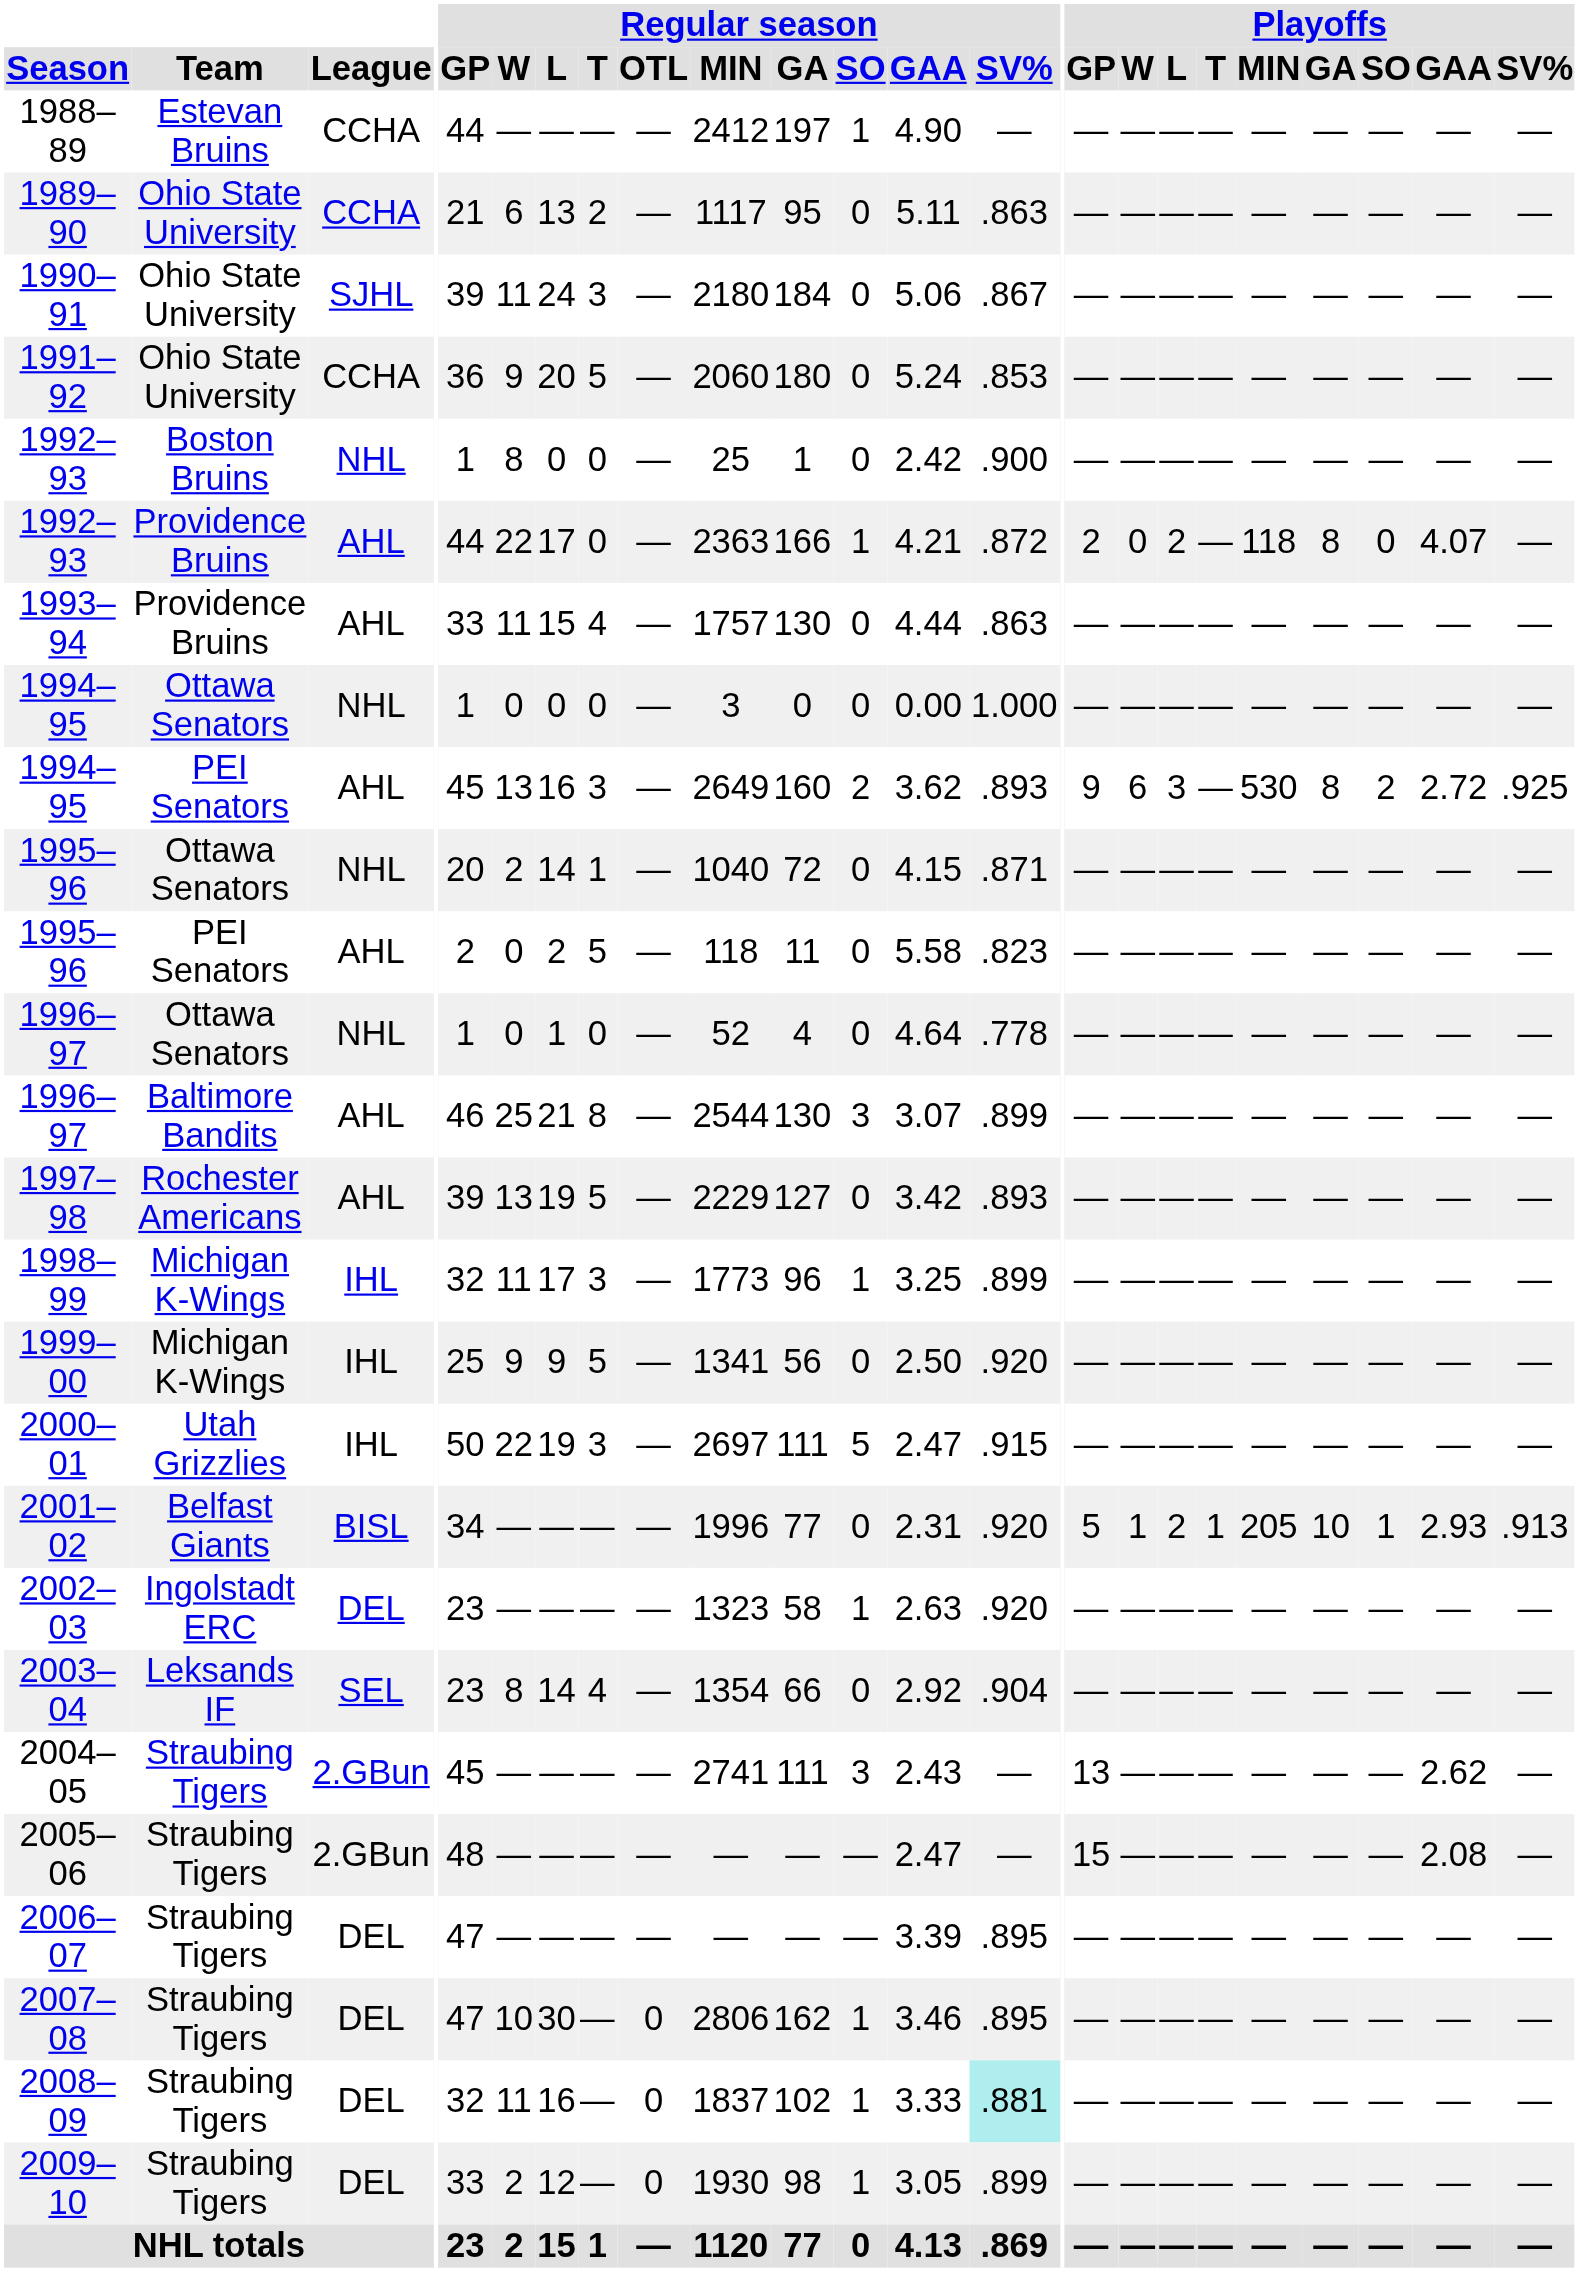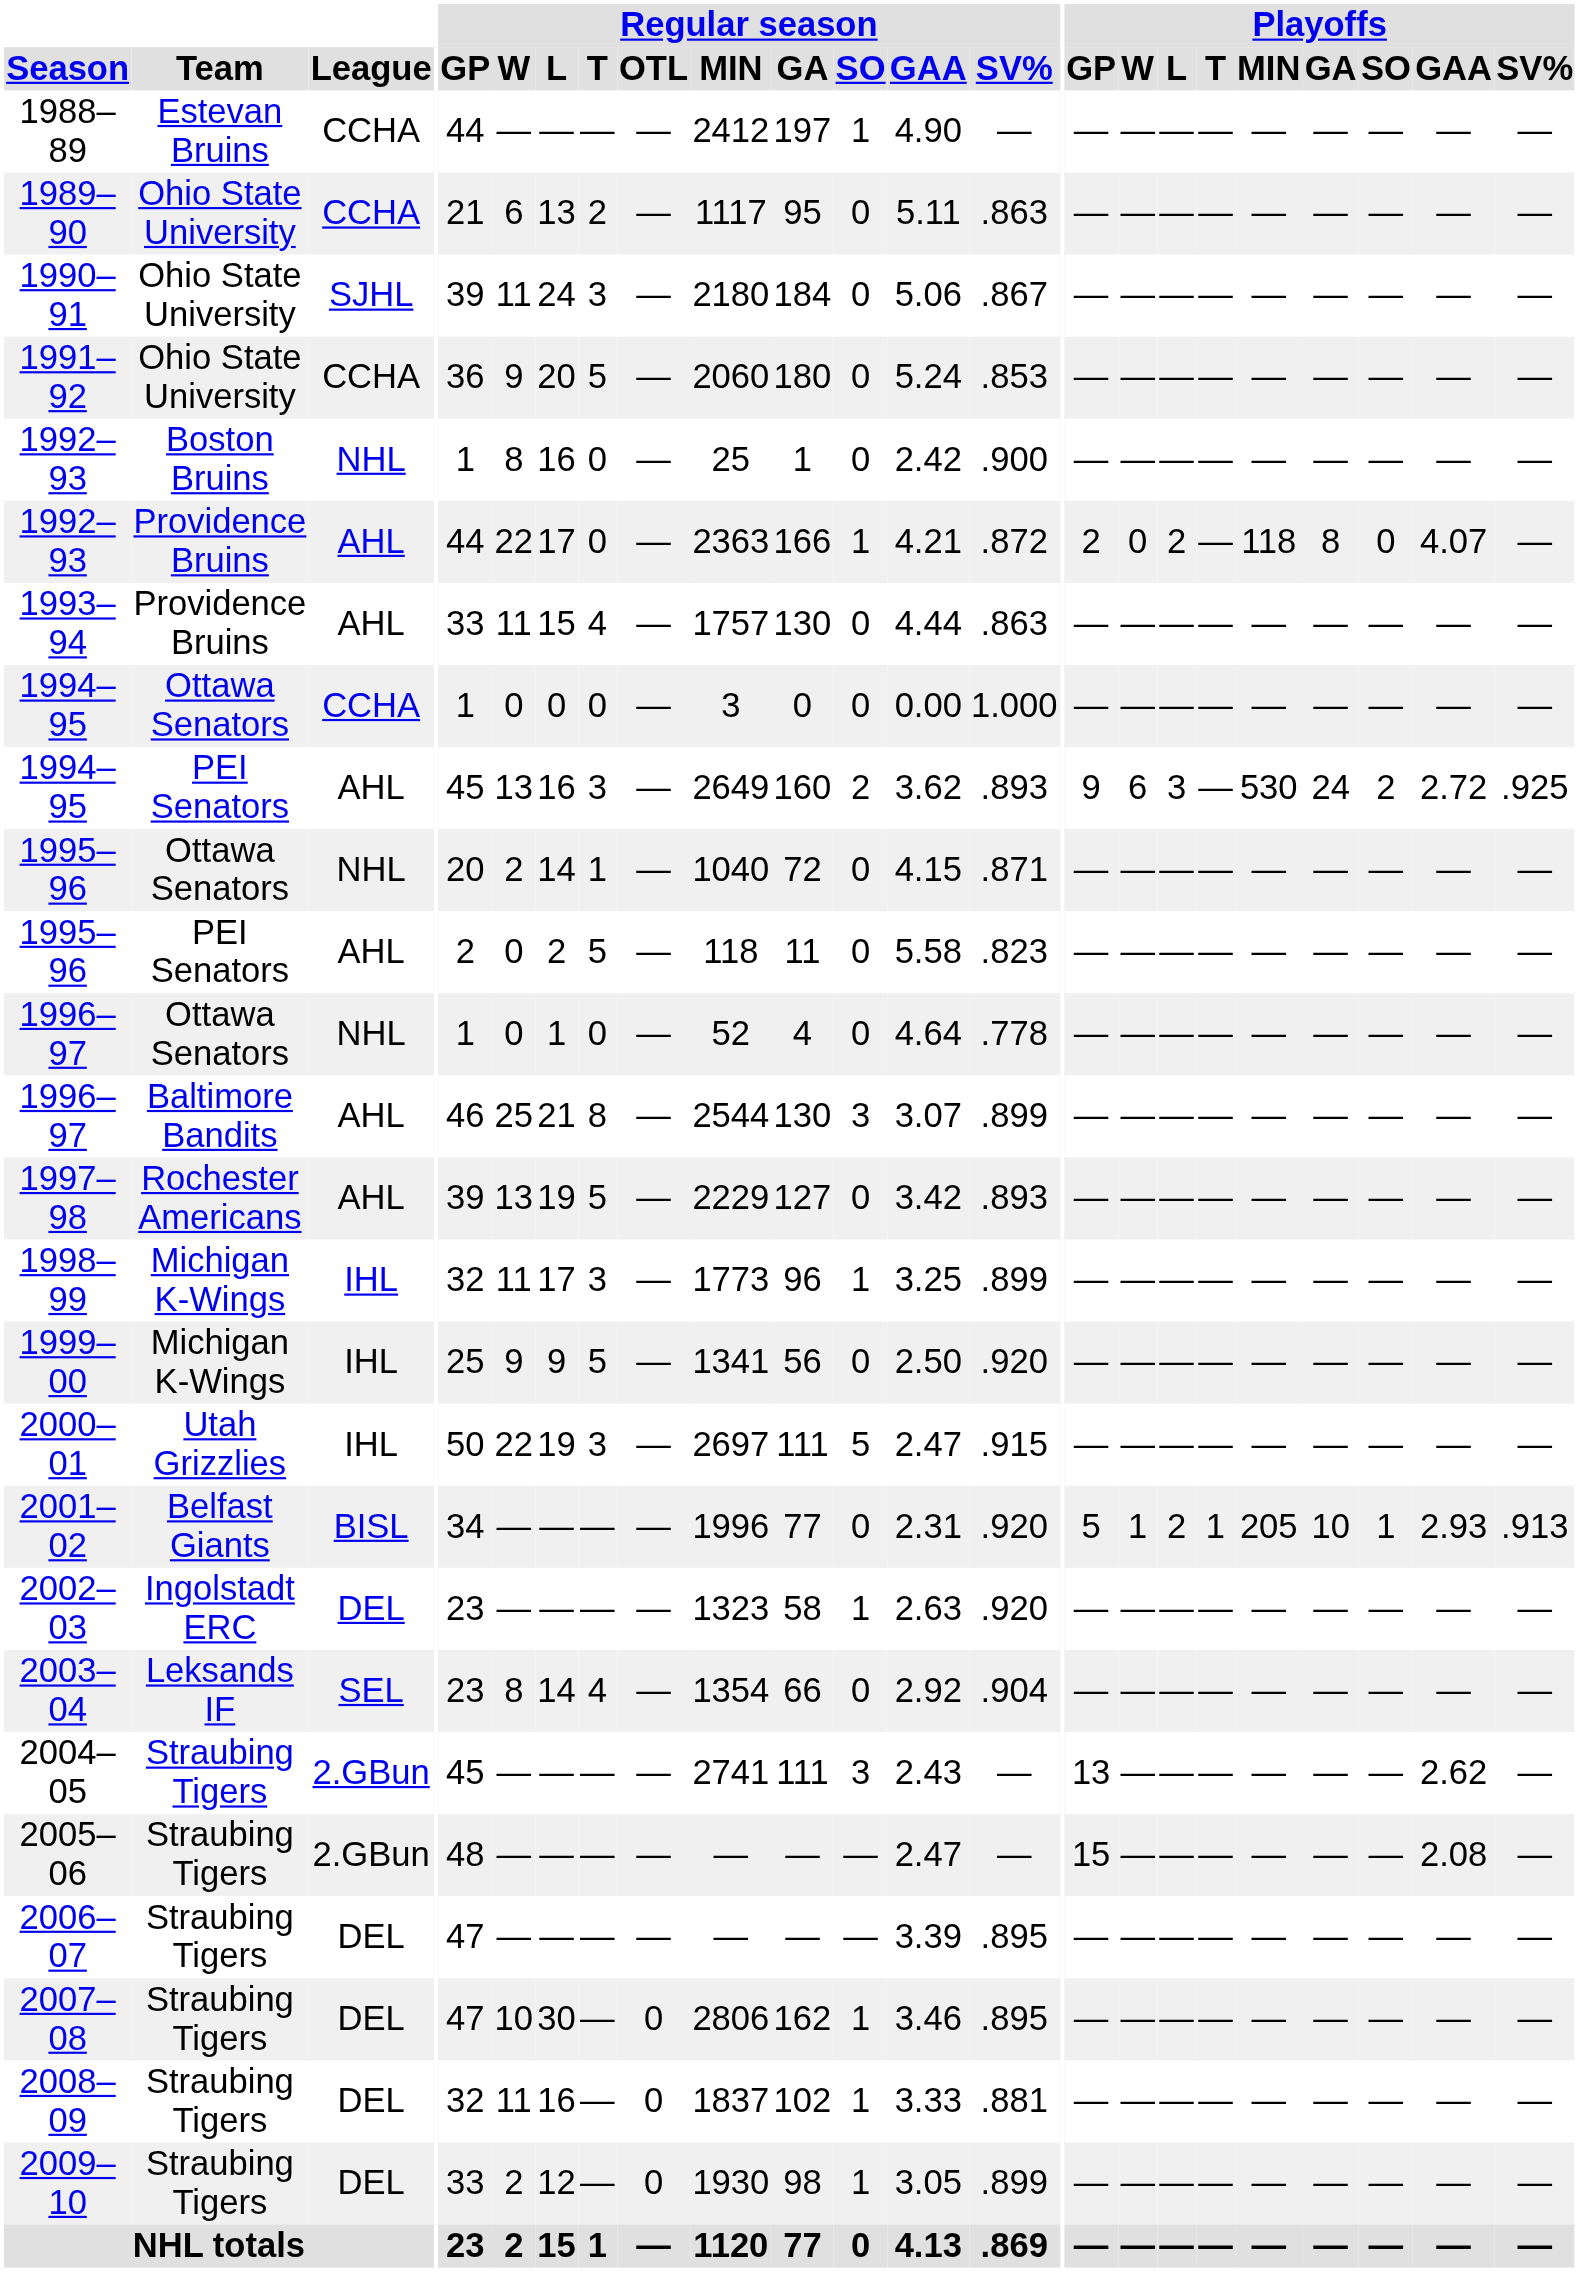(557, 459) 0 -> (557, 459) 16
(371, 705) NHL -> (371, 705) CCHA
(1331, 787) 8 -> (1331, 787) 24
(1014, 2100) paleturquoise background -> (1014, 2100) no background
